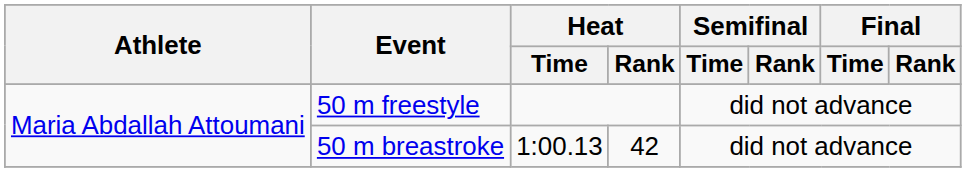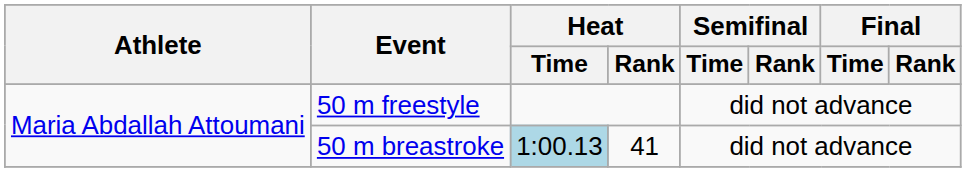(559, 146) no background -> (559, 146) lightblue background
(645, 146) 42 -> (645, 146) 41
